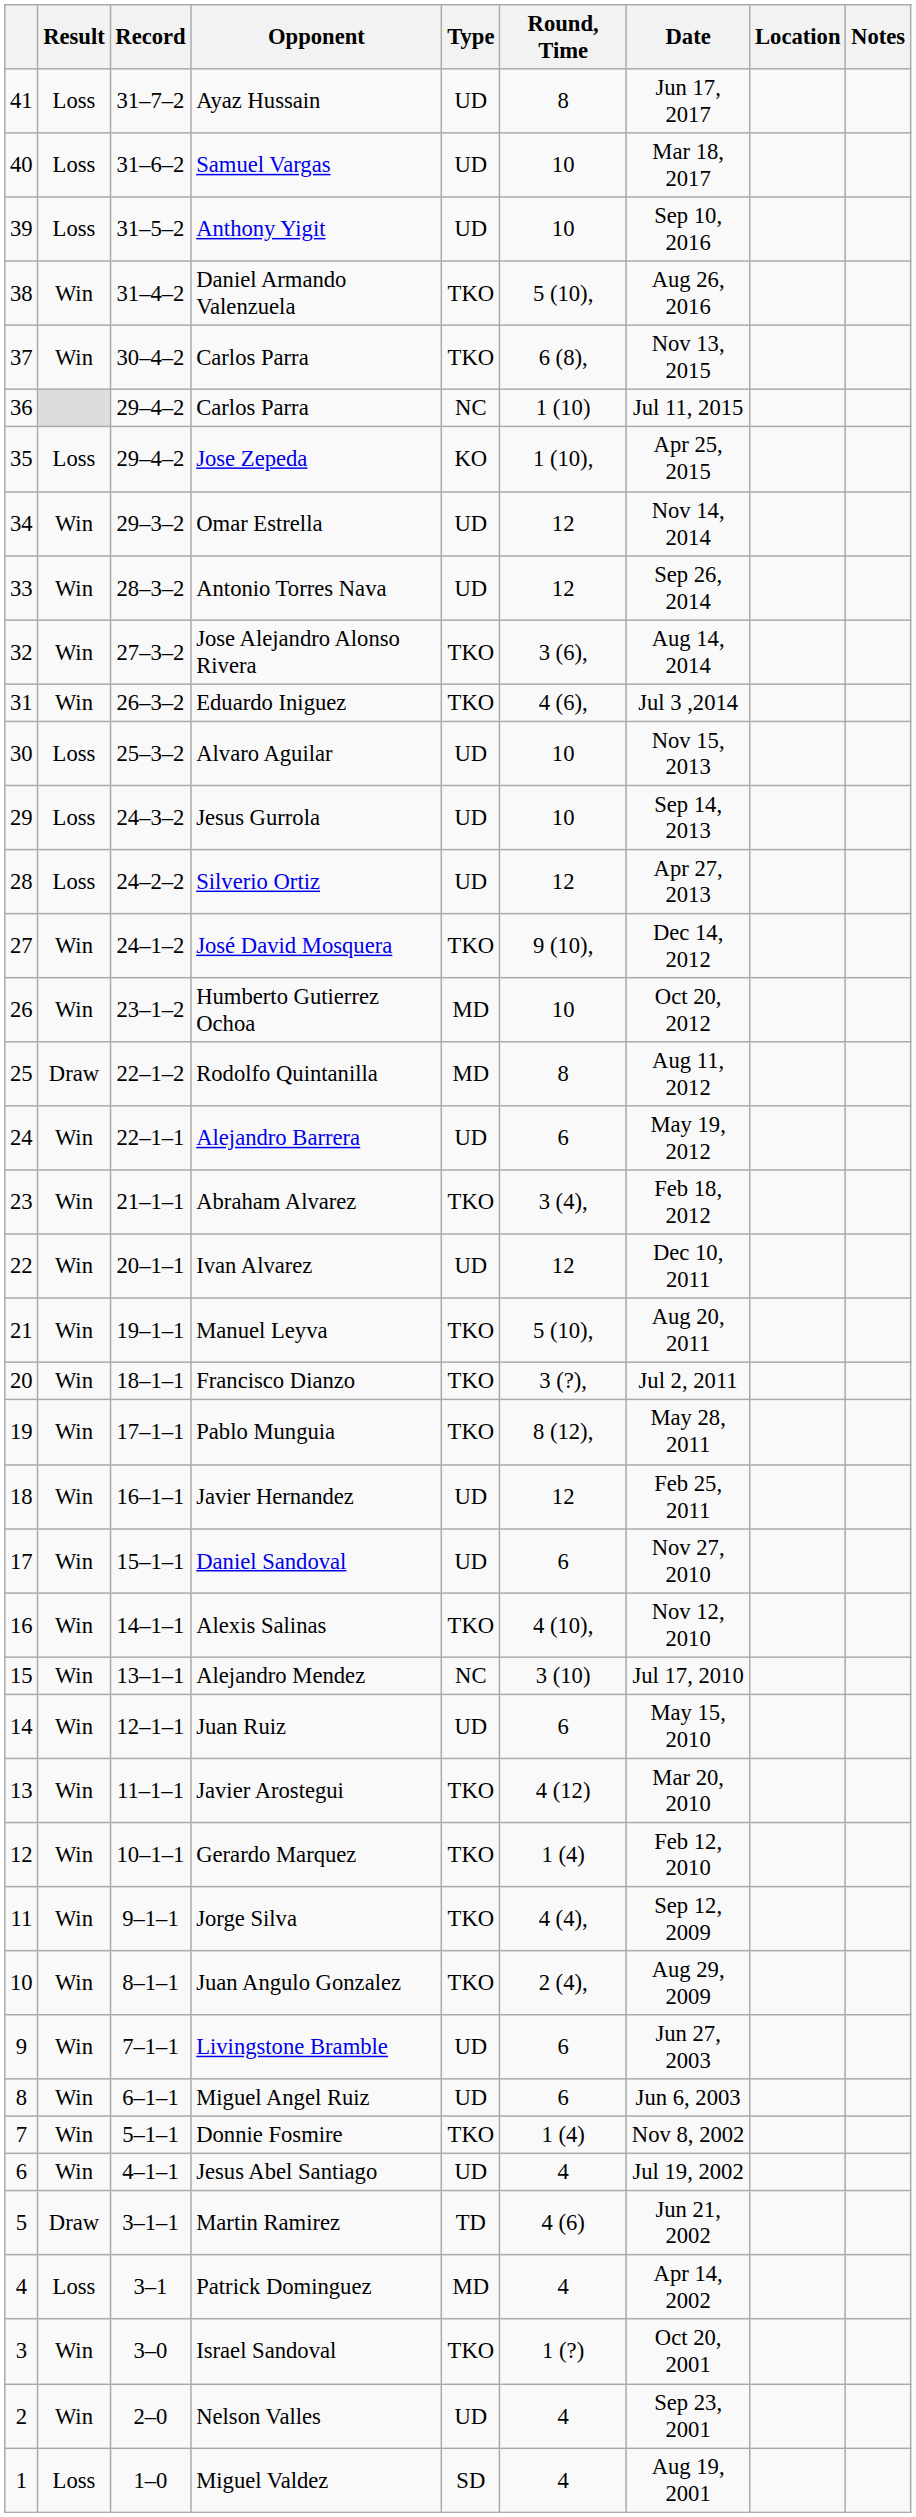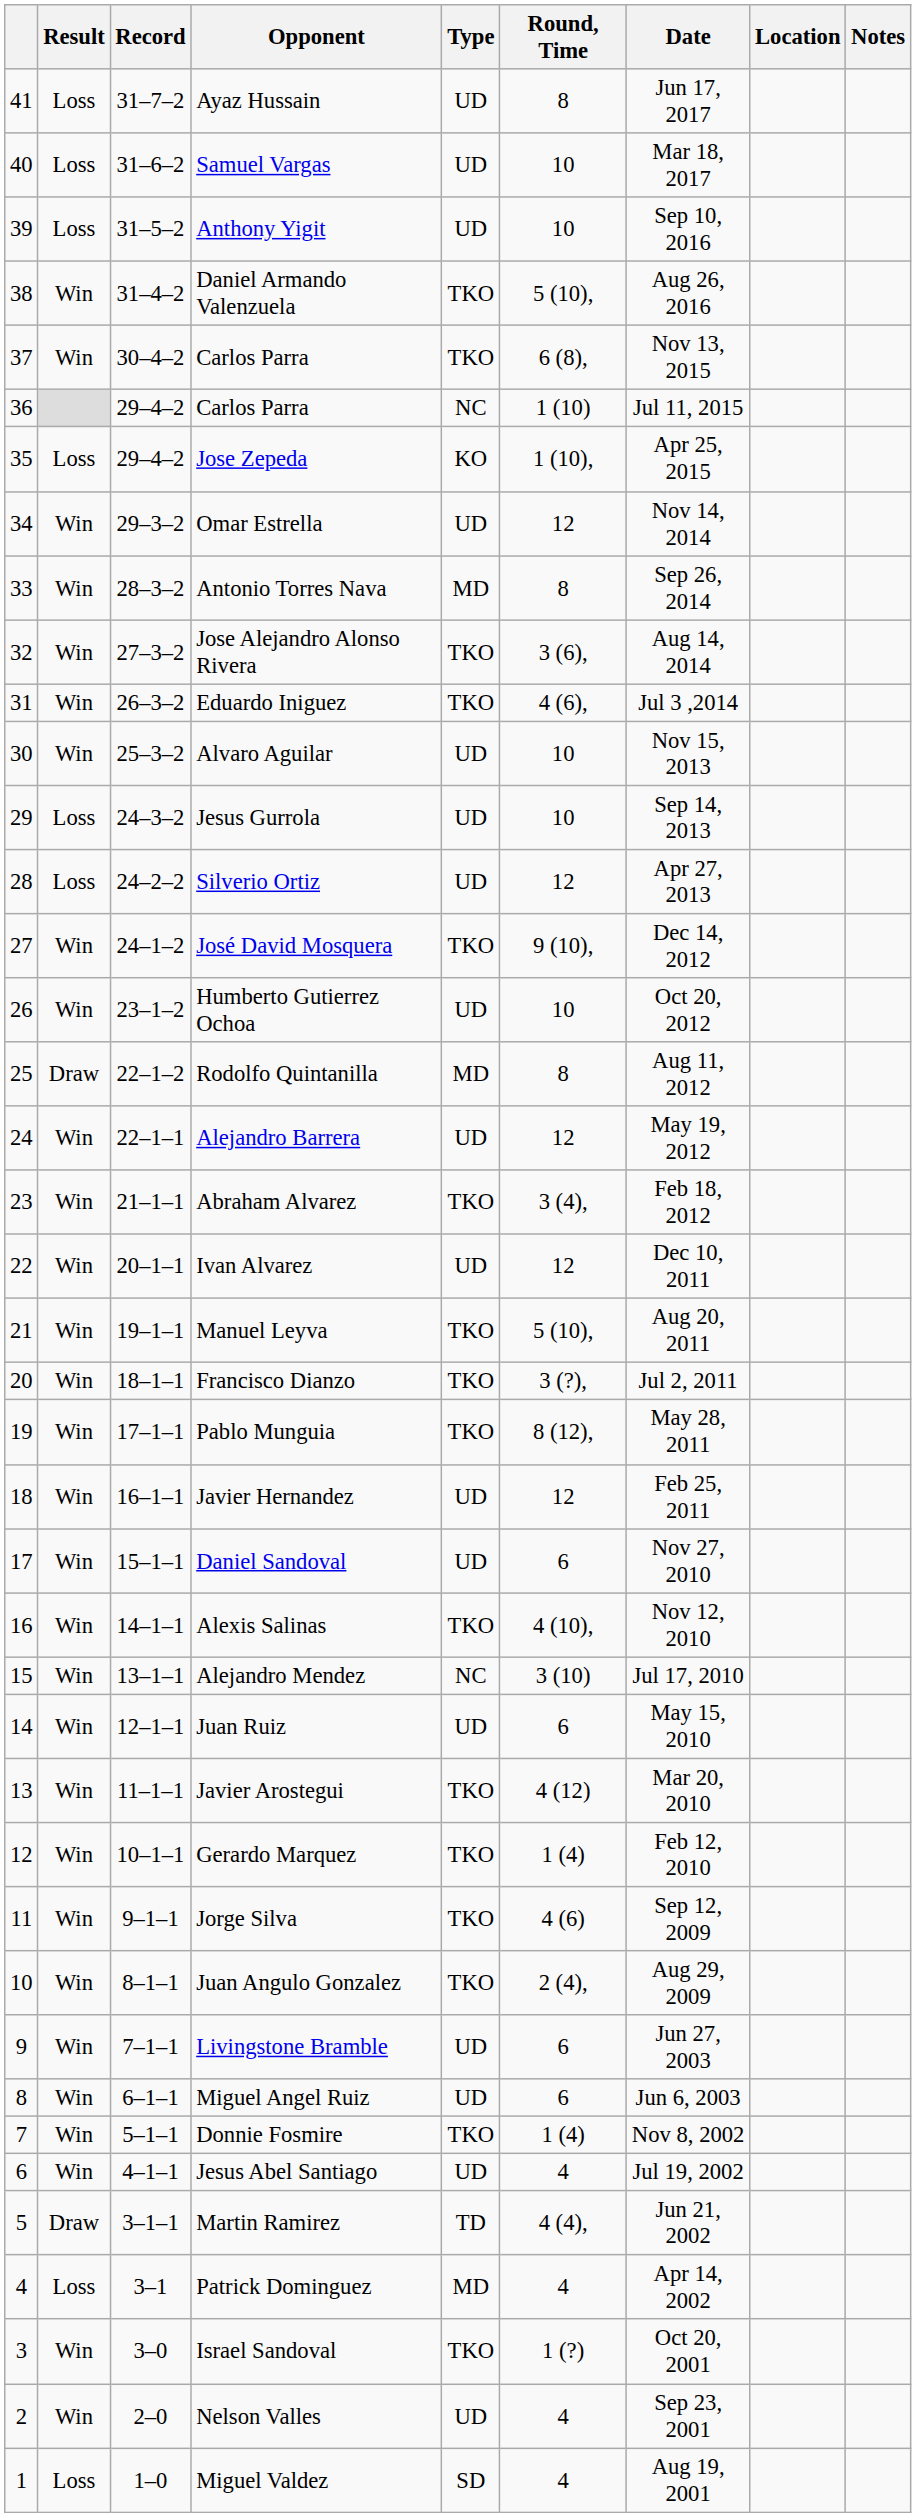(471, 587) UD -> (471, 587) MD
(563, 587) 12 -> (563, 587) 8
(74, 753) Loss -> (74, 753) Win
(471, 1009) MD -> (471, 1009) UD
(563, 1138) 6 -> (563, 1138) 12
(563, 1918) 4 (4), -> (563, 1918) 4 (6)
(563, 2223) 4 (6) -> (563, 2223) 4 (4),
